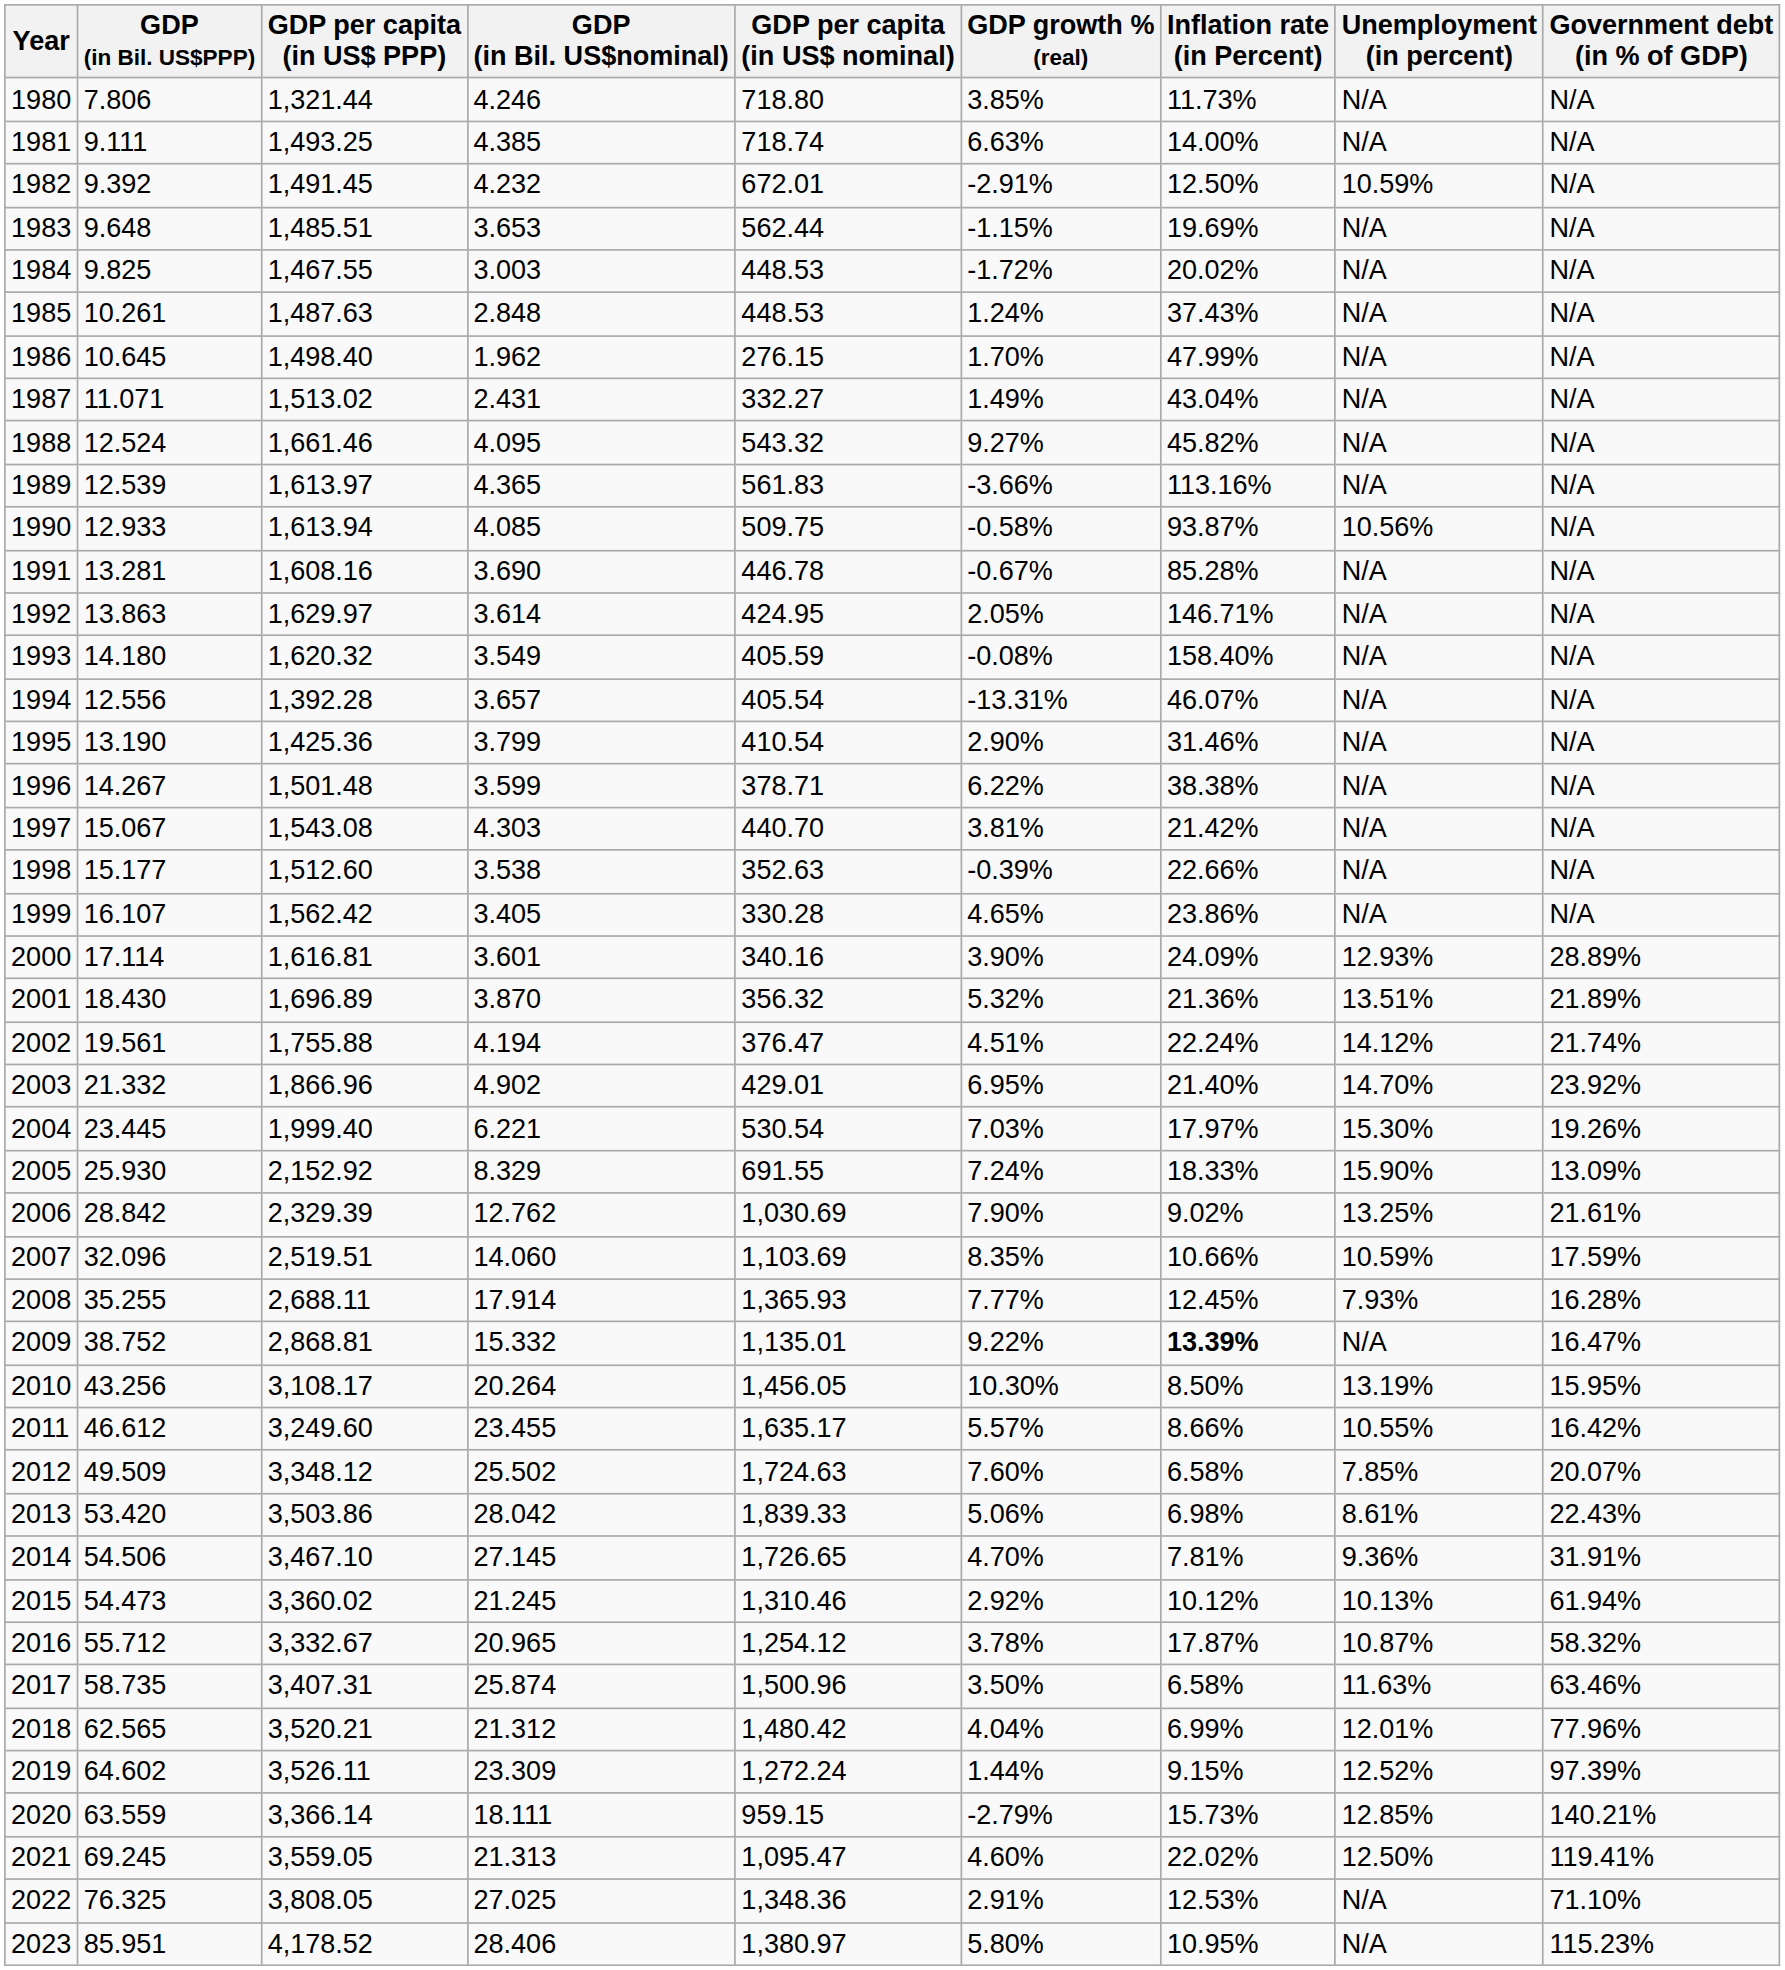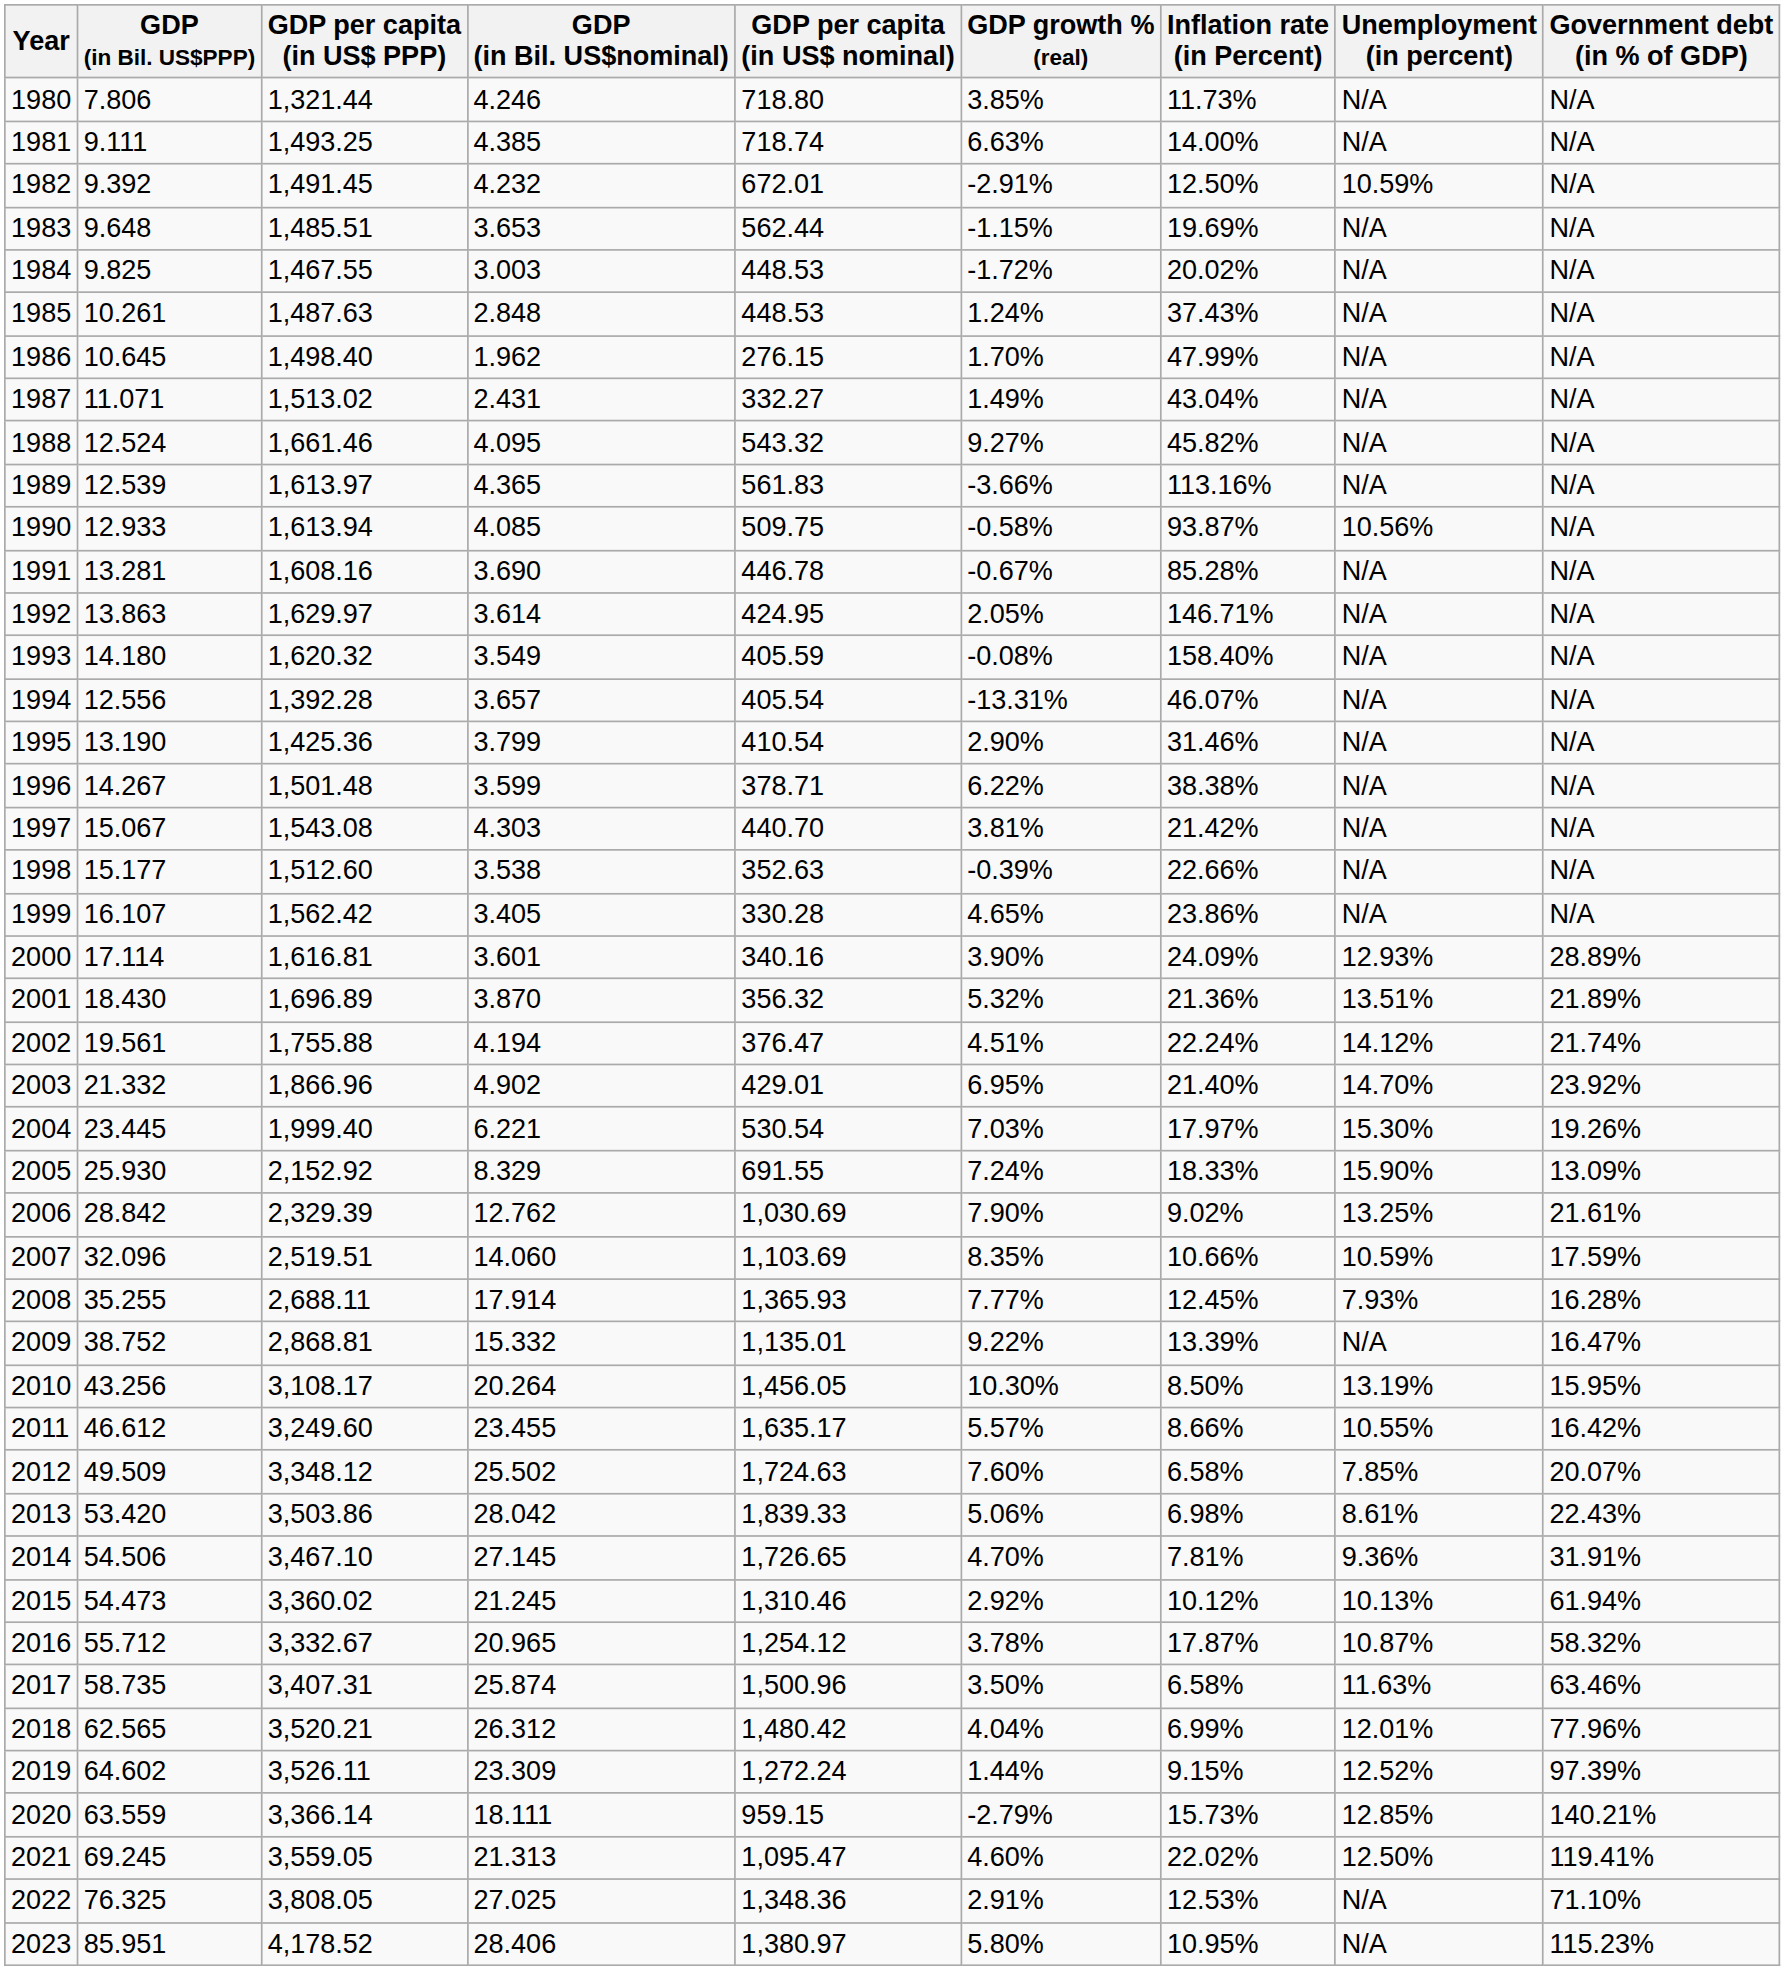(1213, 1342) bold -> (1213, 1342) normal
(515, 1728) 21.312 -> (515, 1728) 26.312
